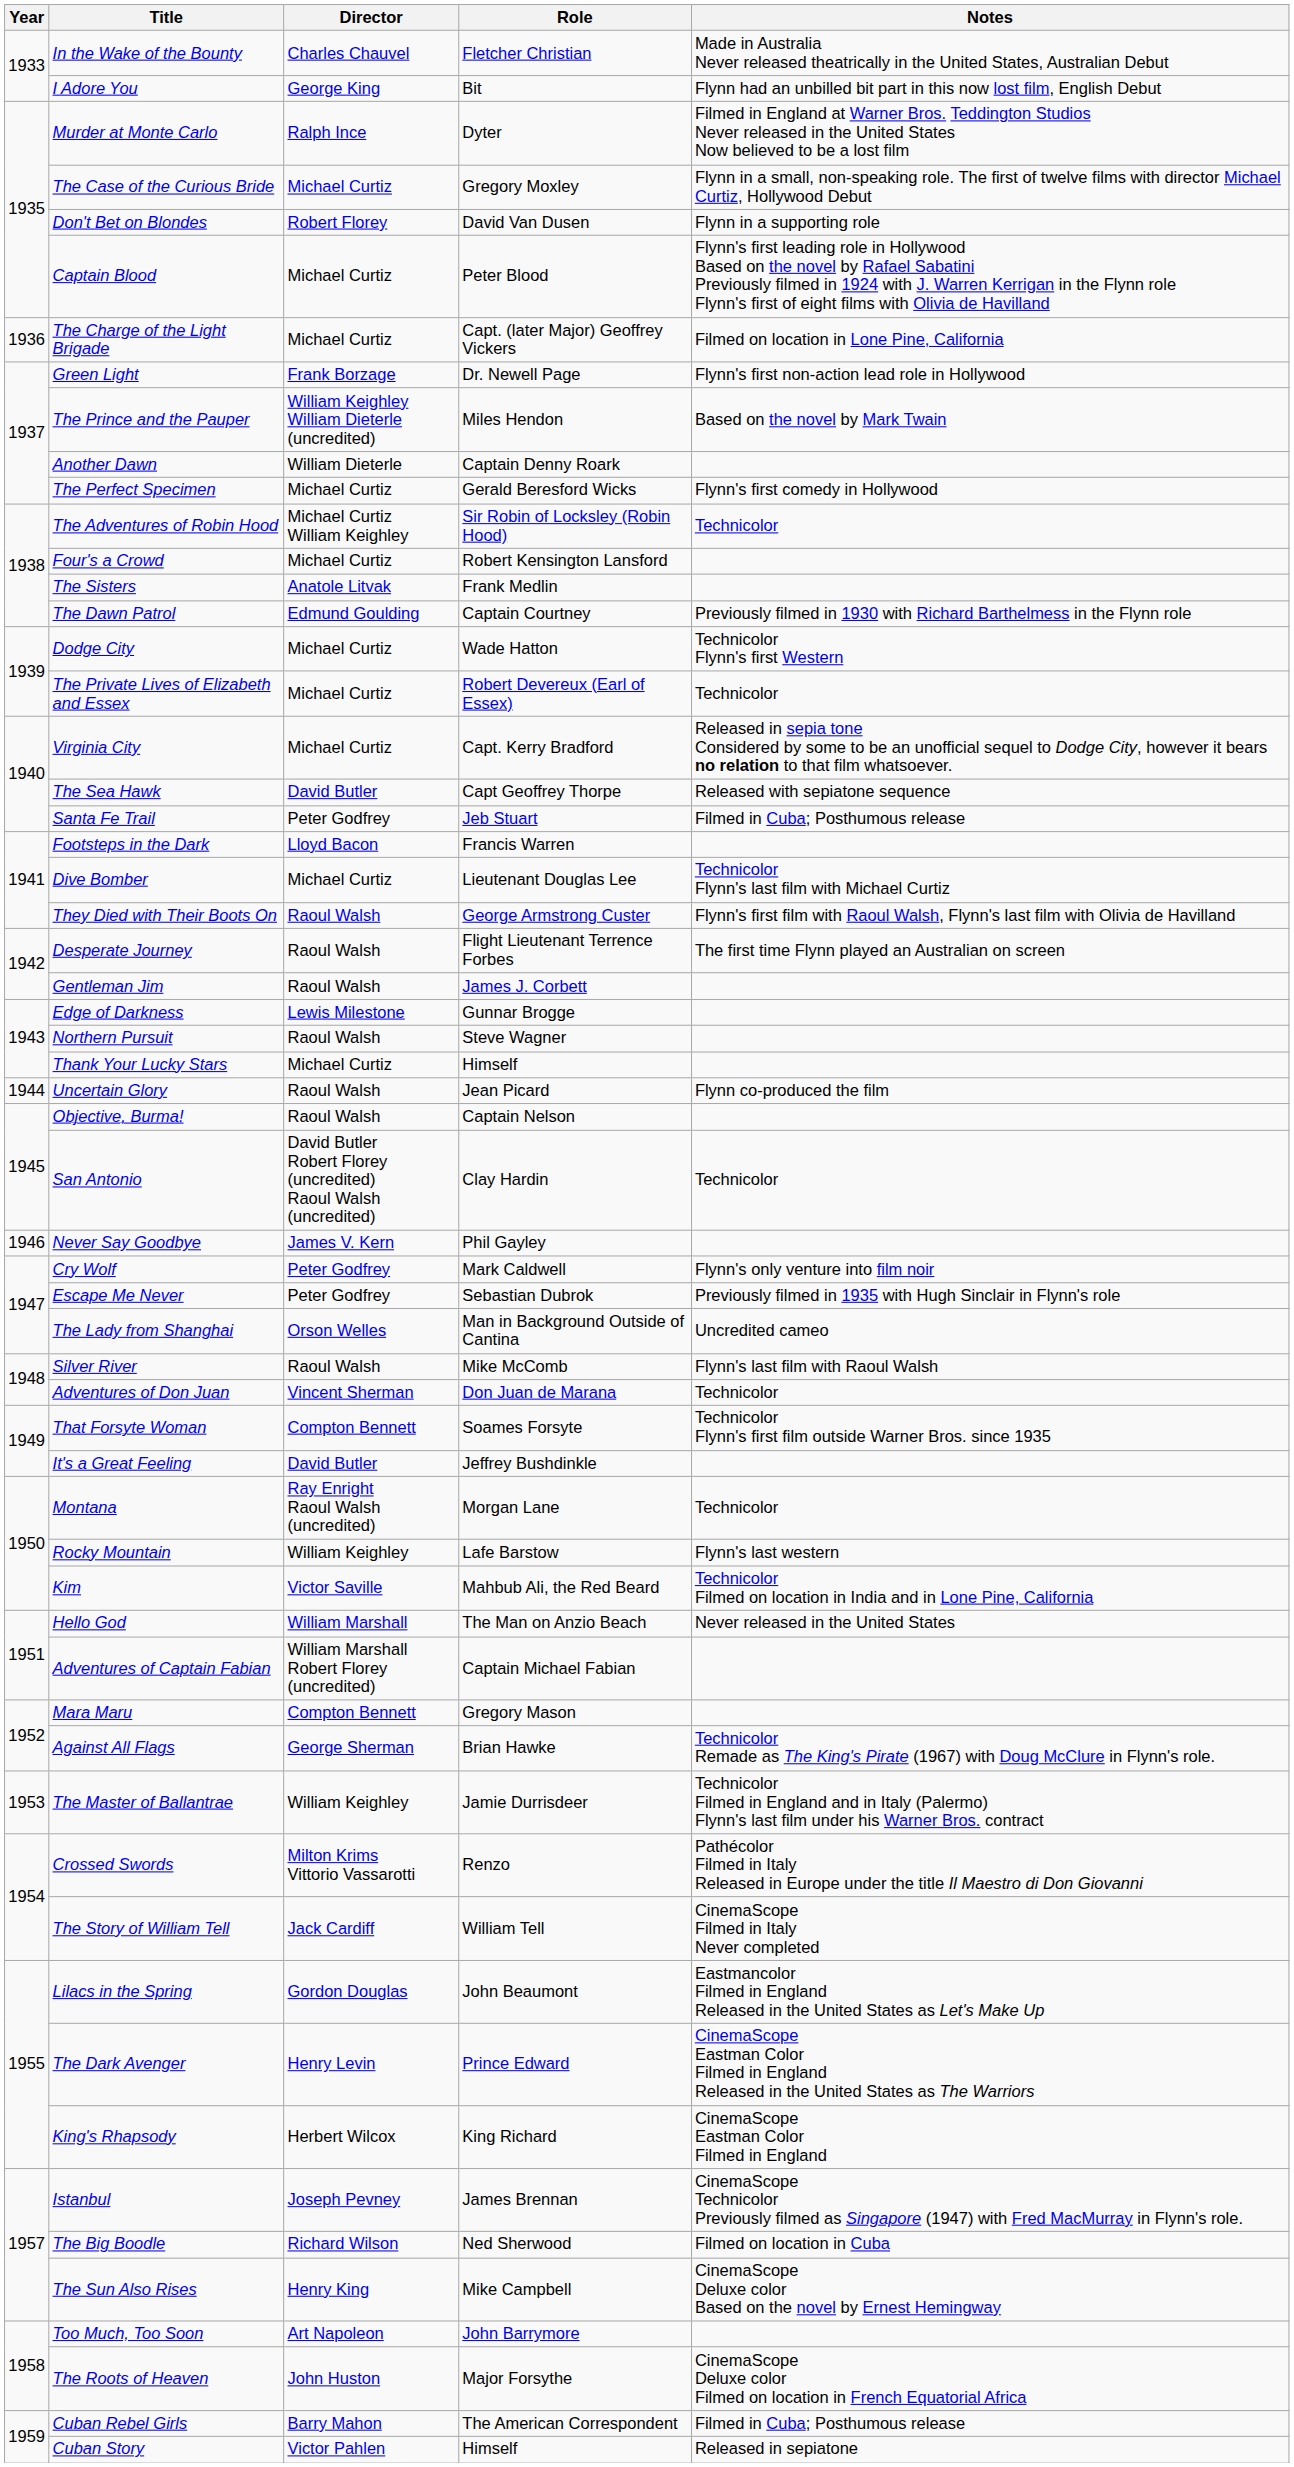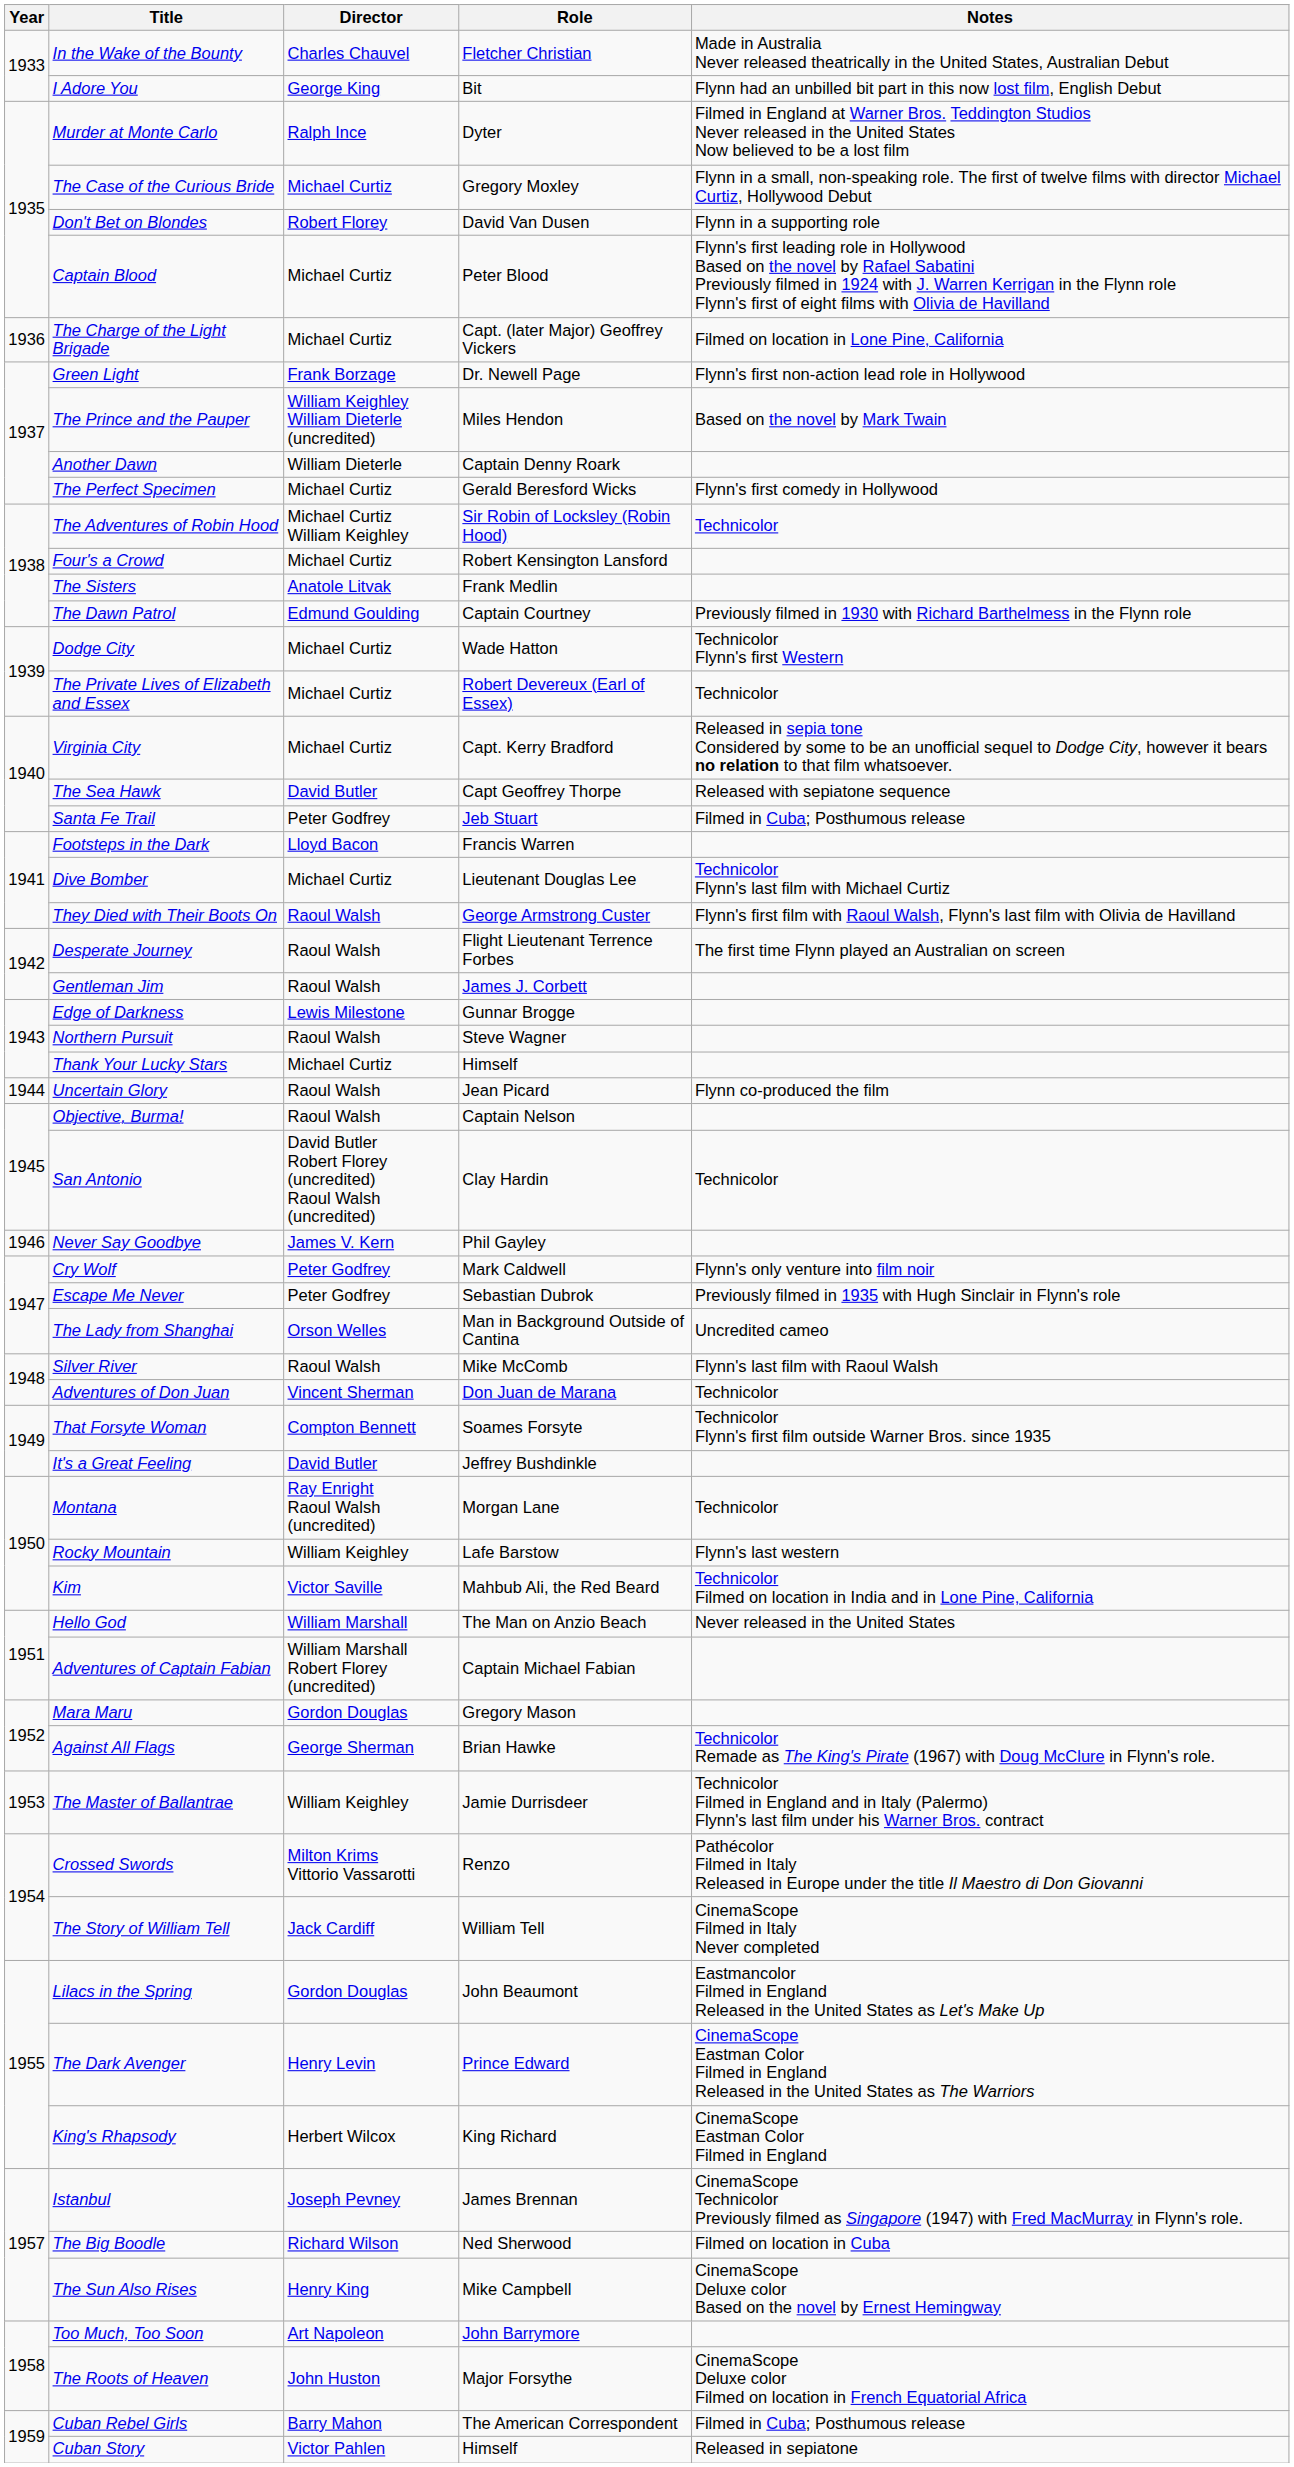(352, 1712) Compton Bennett -> (348, 1712) Gordon Douglas
